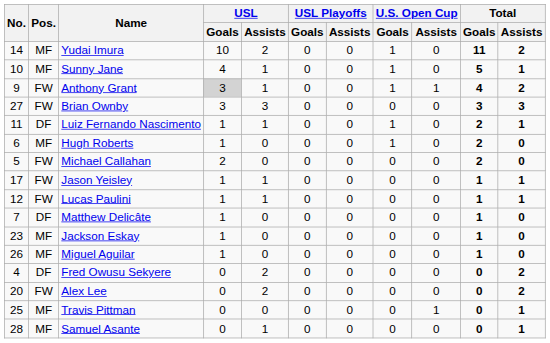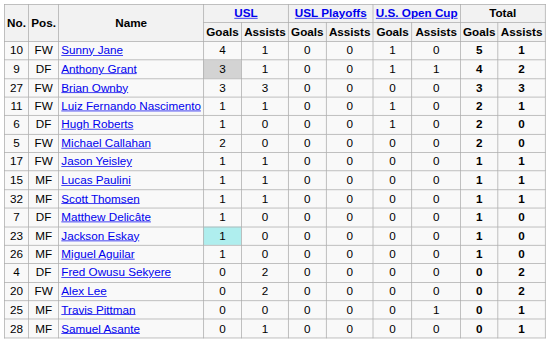- row: (92, 50)
(44, 69) MF -> (44, 50) FW
(44, 87) FW -> (44, 69) DF
(44, 124) DF -> (44, 106) FW
(44, 143) MF -> (44, 124) DF
(16, 198) 12 -> (16, 180) 15
(44, 198) FW -> (44, 180) MF
+ row: (100, 198)
(223, 236) no background -> (223, 236) paleturquoise background
